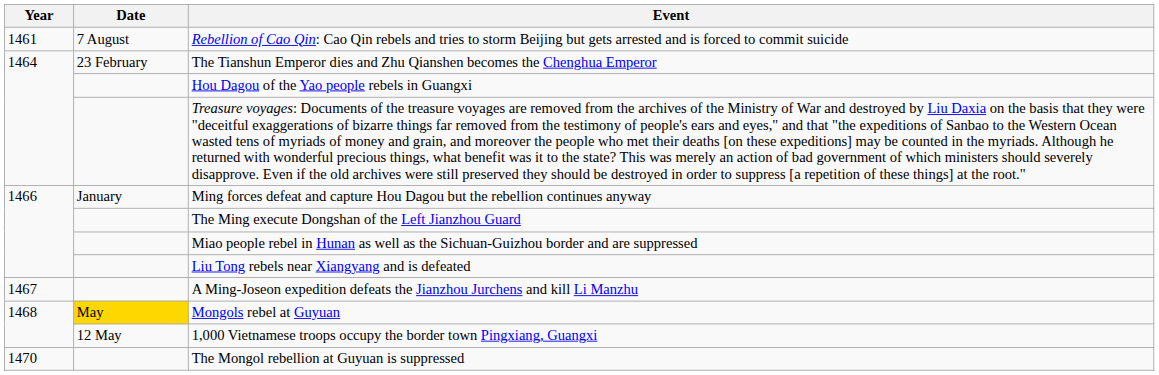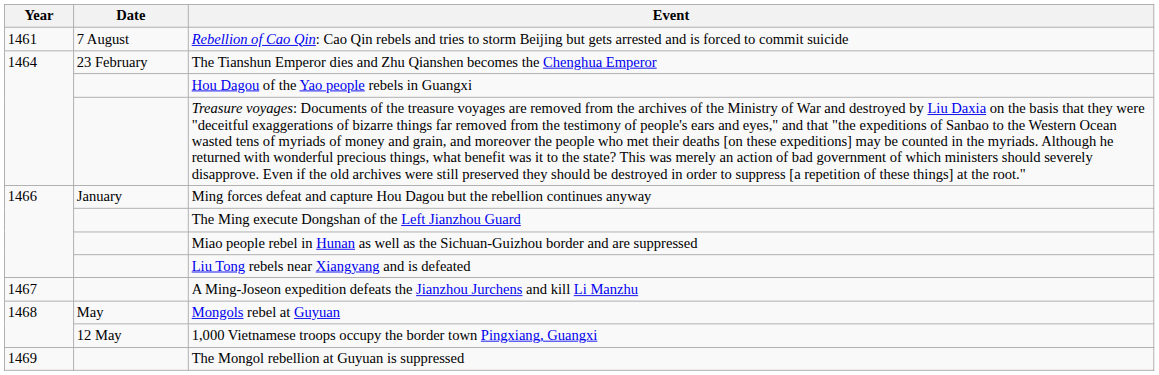(90, 312) gold background -> (90, 312) no background
(22, 358) 1470 -> (22, 358) 1469
